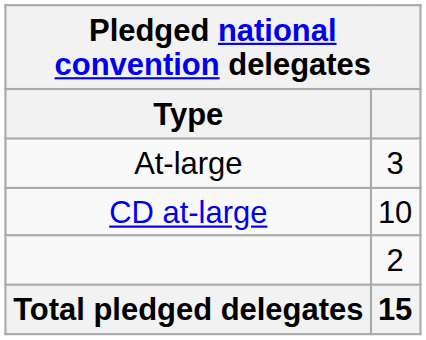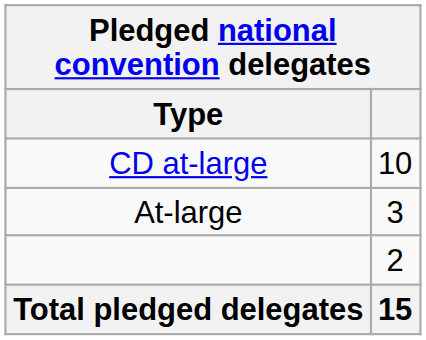rows swapped: (188, 212) <-> (188, 163)
